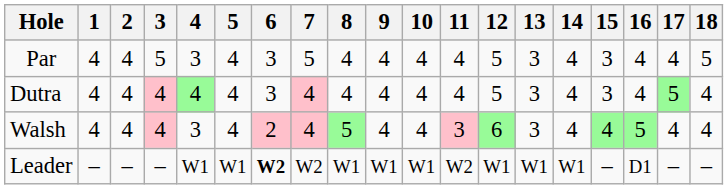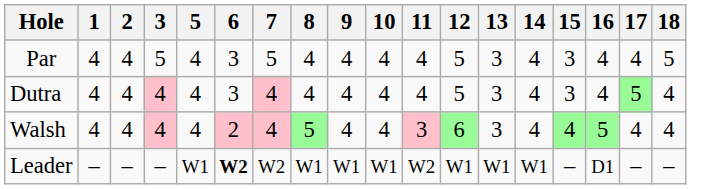- column: (195, 22)
